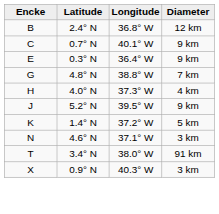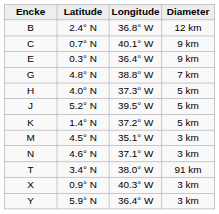(188, 91) 4 km -> (188, 91) 5 km
(188, 106) 9 km -> (188, 106) 5 km
+ row: (31, 138)
+ row: (31, 201)
